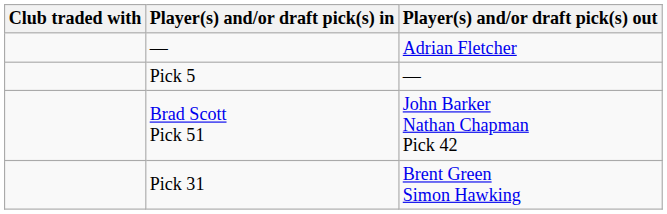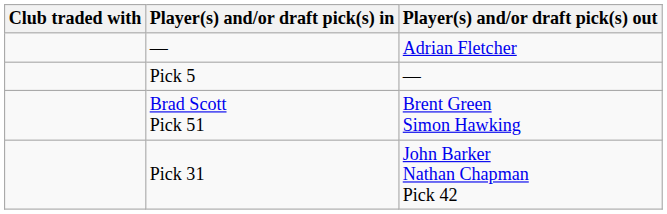(466, 125) John Barker Nathan Chapman Pick 42 -> (462, 115) Brent Green Simon Hawking
(462, 184) Brent Green Simon Hawking -> (466, 174) John Barker Nathan Chapman Pick 42
